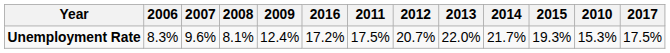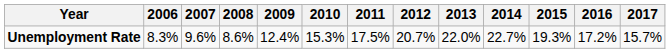columns swapped: (597, 15) <-> (325, 15)
(238, 37) 8.1% -> (238, 37) 8.6%
(506, 37) 21.7% -> (506, 37) 22.7%
(643, 37) 17.5% -> (643, 37) 15.7%
